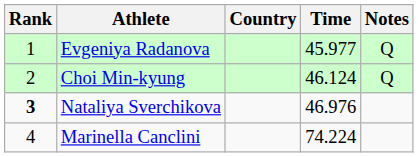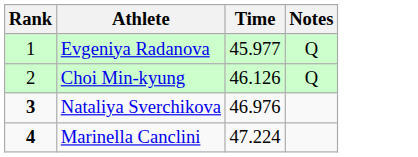- column: (263, 19)
(331, 78) 46.124 -> (255, 78) 46.126
(31, 136) normal -> (31, 136) bold
(331, 136) 74.224 -> (255, 136) 47.224
